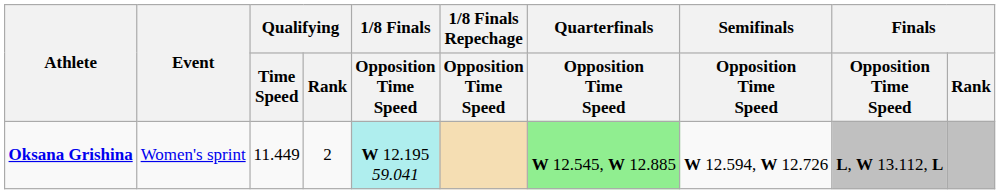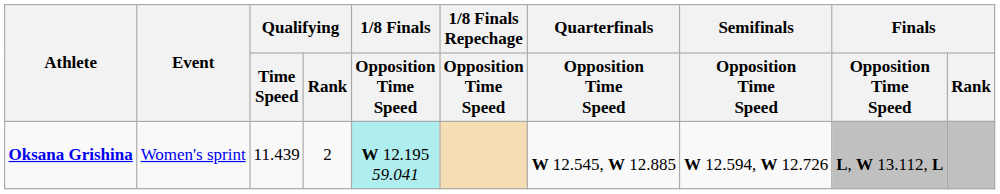(277, 155) 11.449 -> (277, 155) 11.439
(604, 165) lightgreen background -> (604, 165) no background
